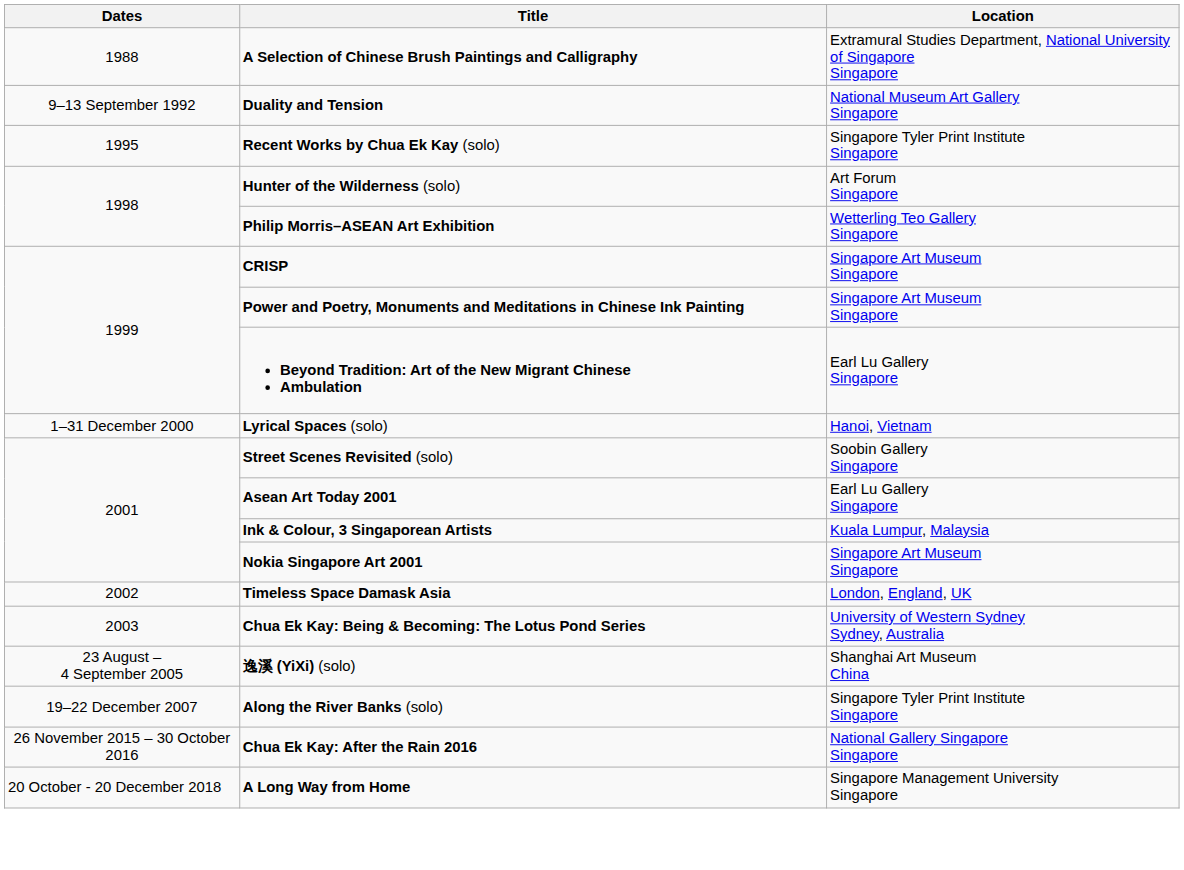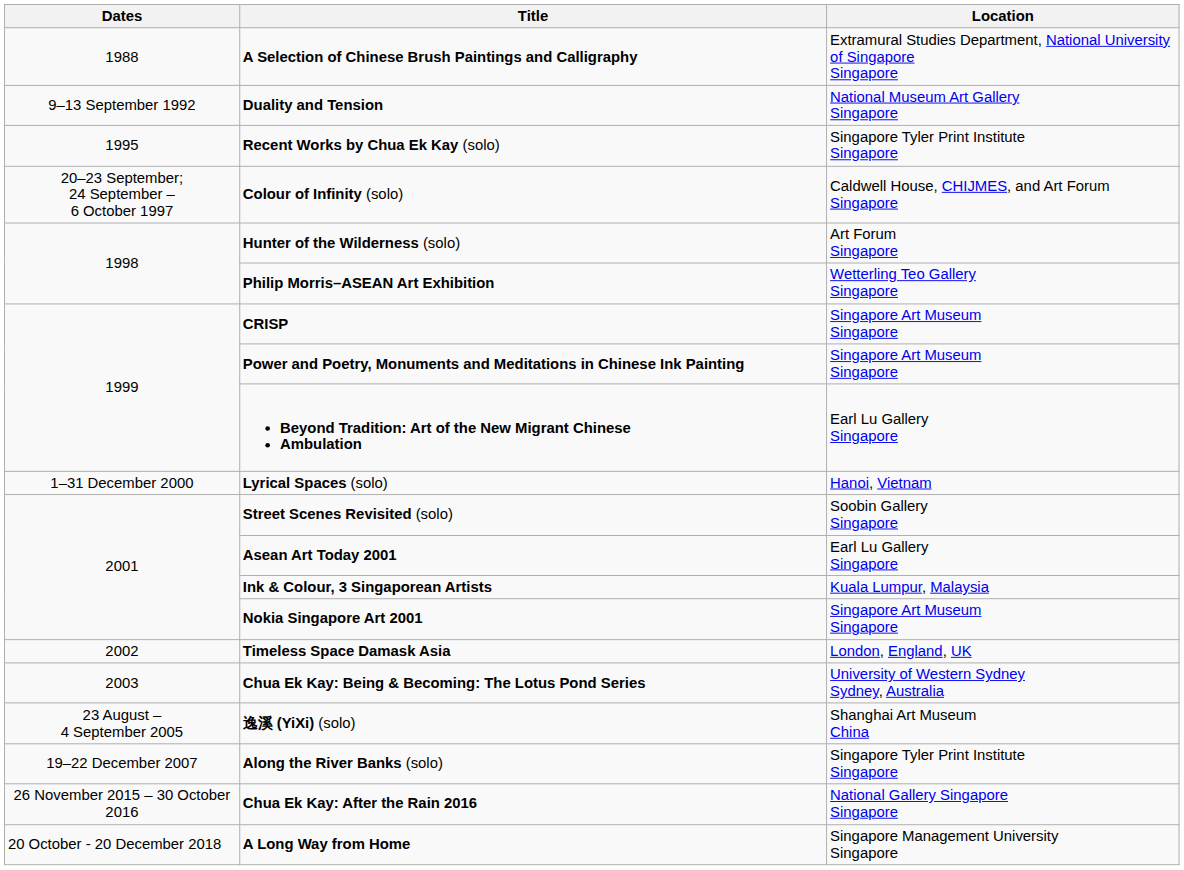+ row: (323, 194)
